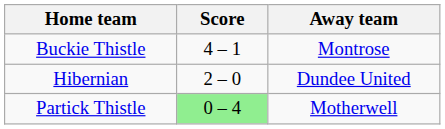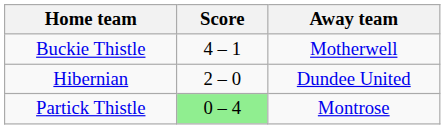(354, 49) Montrose -> (354, 49) Motherwell
(354, 108) Motherwell -> (354, 108) Montrose
